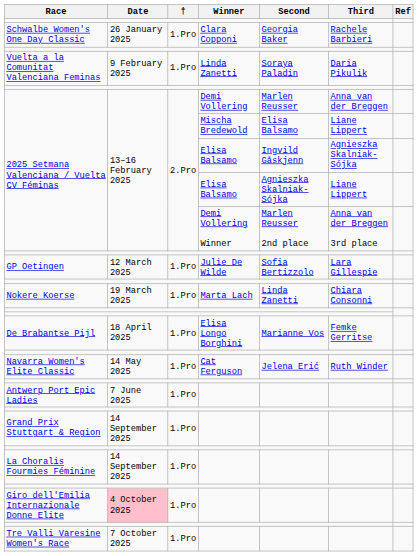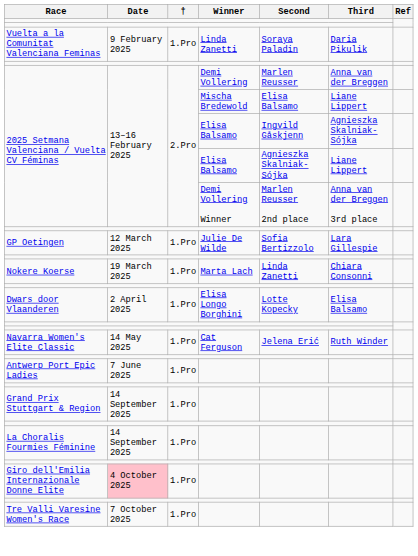- row: (48, 35)
+ row: (33, 305)
- row: (51, 333)
